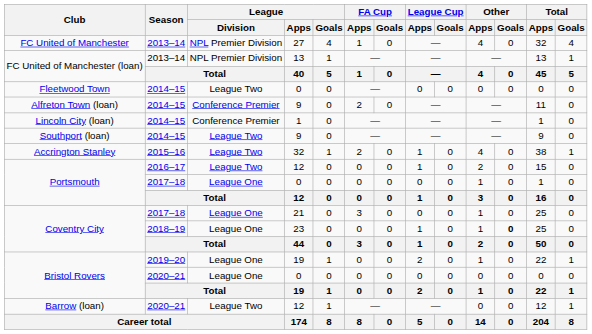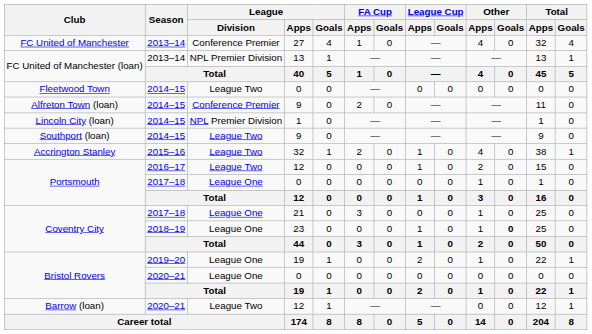(236, 43) NPL Premier Division -> (236, 43) Conference Premier
(236, 120) Conference Premier -> (236, 120) NPL Premier Division
